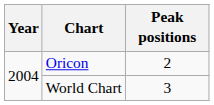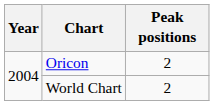(167, 88) 3 -> (167, 88) 2
